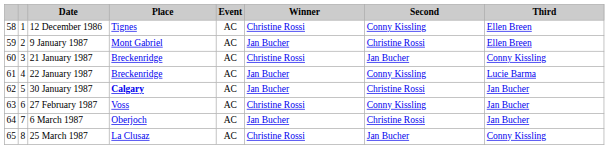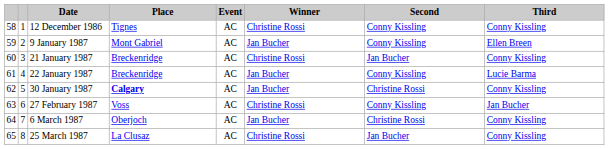(509, 27) Ellen Breen -> (516, 27) Conny Kissling
(396, 43) Christine Rossi -> (396, 43) Conny Kissling
(508, 89) Jan Bucher -> (516, 89) Conny Kissling
(508, 120) Jan Bucher -> (516, 120) Conny Kissling
